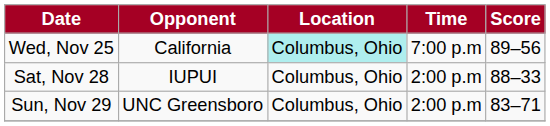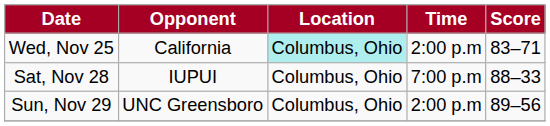(446, 47) 7:00 p.m -> (446, 47) 2:00 p.m
(516, 47) 89–56 -> (516, 47) 83–71
(446, 76) 2:00 p.m -> (446, 76) 7:00 p.m
(516, 105) 83–71 -> (516, 105) 89–56
